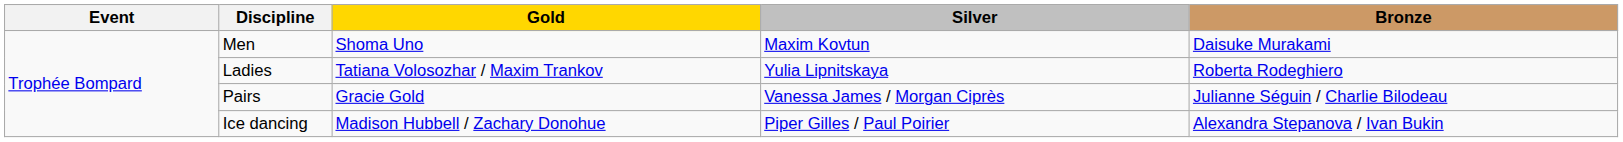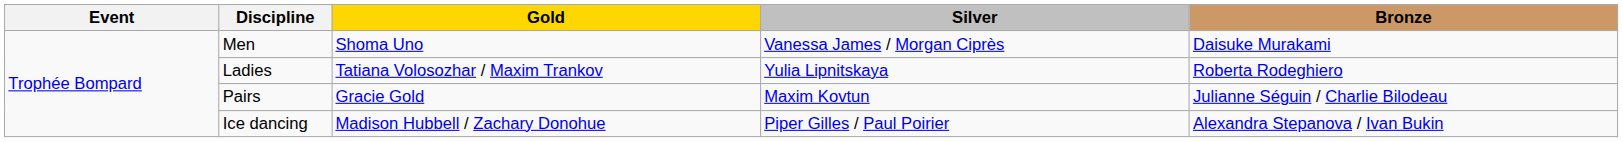(817, 44) Maxim Kovtun -> (884, 44) Vanessa James / Morgan Ciprès
(884, 96) Vanessa James / Morgan Ciprès -> (817, 96) Maxim Kovtun
